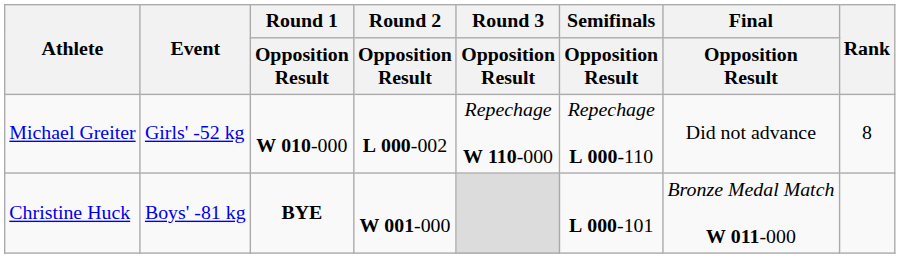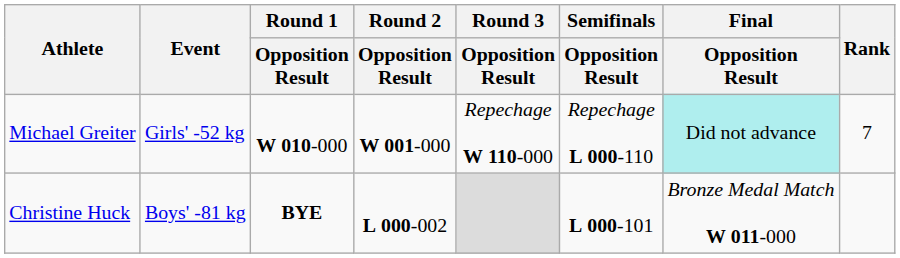(405, 145) L 000-002 -> (405, 145) W 001-000
(751, 133) no background -> (751, 133) paleturquoise background
(867, 133) 8 -> (867, 133) 7
(405, 225) W 001-000 -> (405, 225) L 000-002
